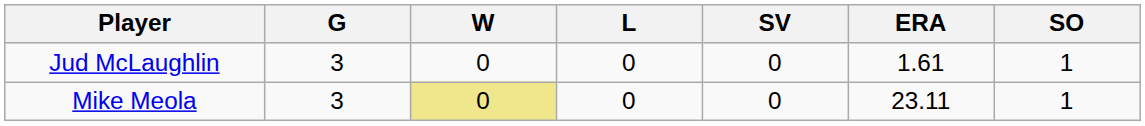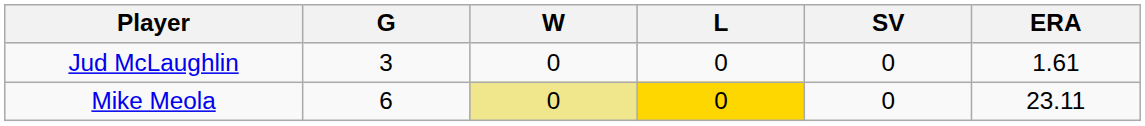- column: (1067, 23)
(337, 100) 3 -> (386, 100) 6
(629, 100) no background -> (721, 100) gold background
